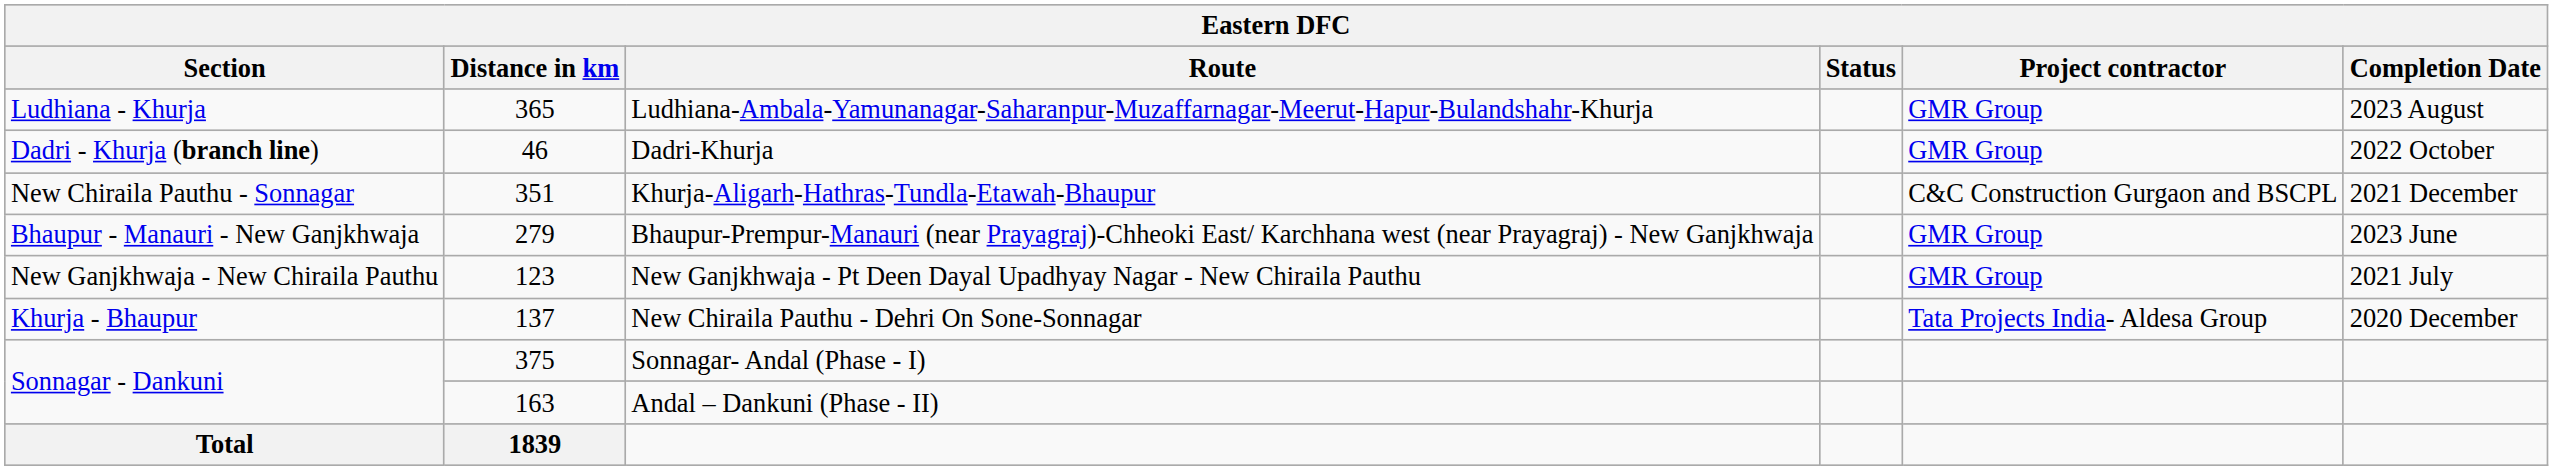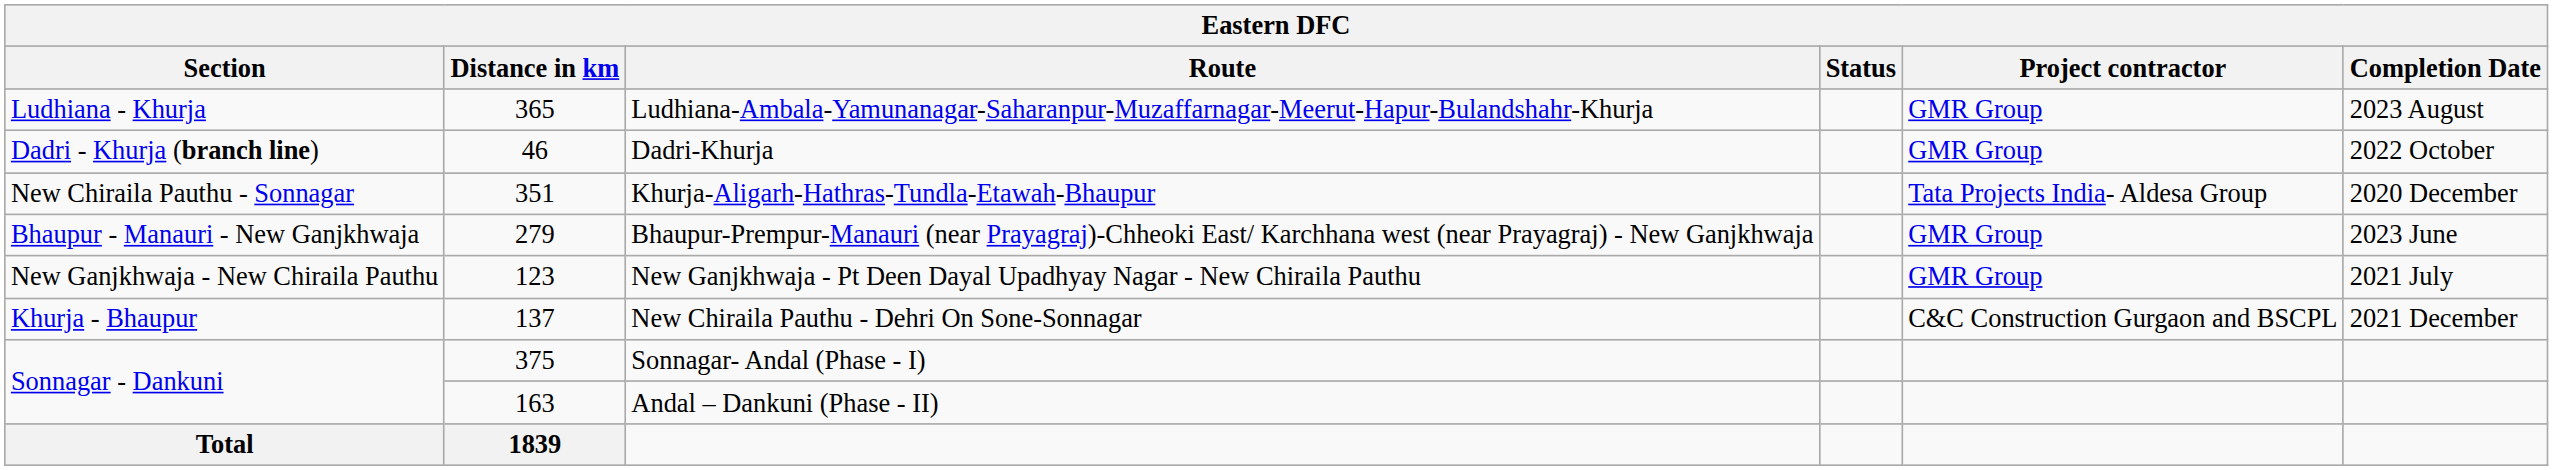(2123, 192) C&C Construction Gurgaon and BSCPL -> (2088, 192) Tata Projects India- Aldesa Group
(2434, 192) 2021 December -> (2434, 192) 2020 December
(2088, 318) Tata Projects India- Aldesa Group -> (2123, 318) C&C Construction Gurgaon and BSCPL
(2434, 318) 2020 December -> (2434, 318) 2021 December
